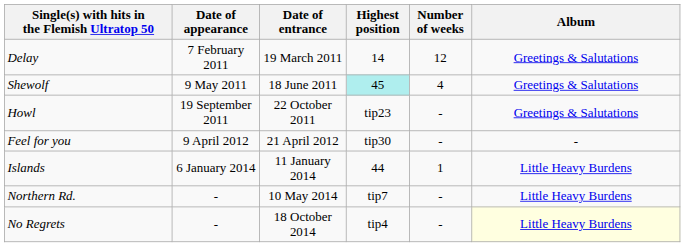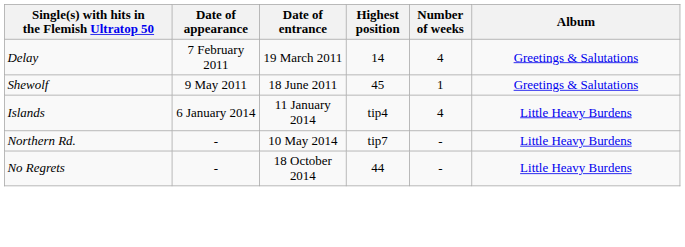(440, 57) 12 -> (440, 57) 4
(378, 85) paleturquoise background -> (378, 85) no background
(440, 85) 4 -> (440, 85) 1
- row: (21, 112)
- row: (39, 140)
(378, 168) 44 -> (378, 112) tip4
(440, 168) 1 -> (440, 112) 4
(378, 224) tip4 -> (378, 168) 44
(576, 224) lightyellow background -> (576, 168) no background
